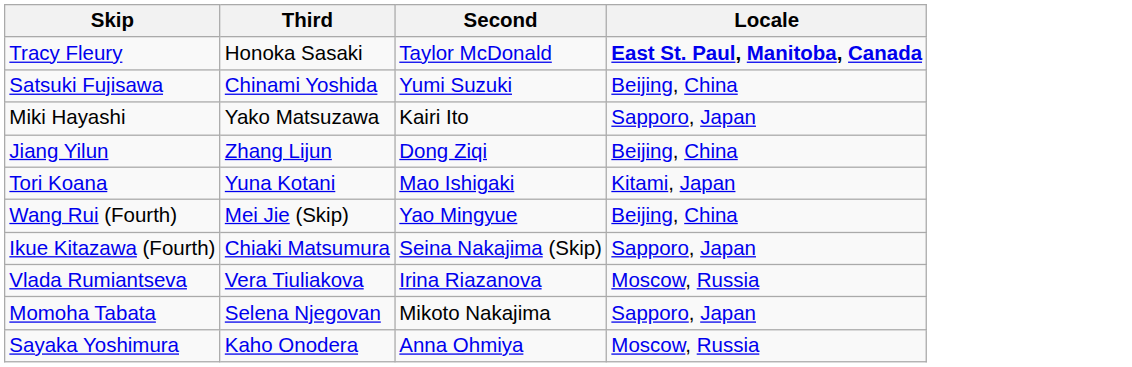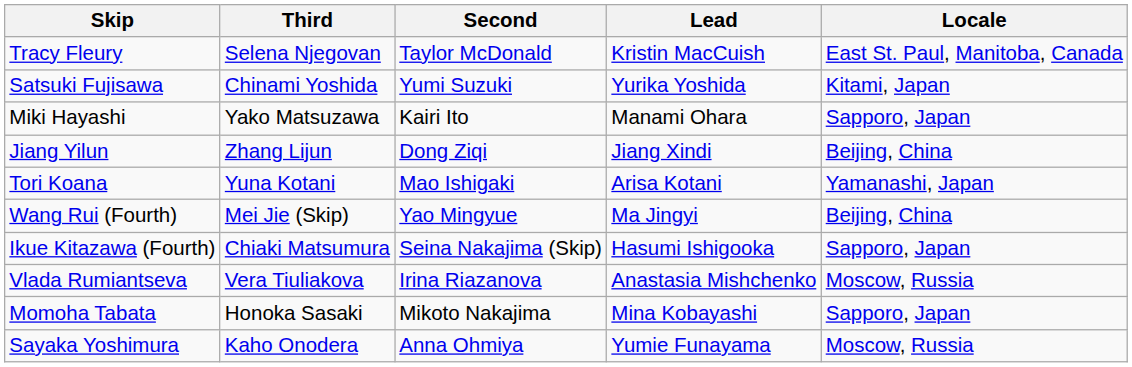+ column: (714, 20)
(294, 53) Honoka Sasaki -> (303, 53) Selena Njegovan
(767, 53) bold -> (974, 53) normal
(675, 85) Beijing, China -> (888, 85) Kitami, Japan
(673, 183) Kitami, Japan -> (910, 183) Yamanashi, Japan
(303, 313) Selena Njegovan -> (294, 313) Honoka Sasaki
